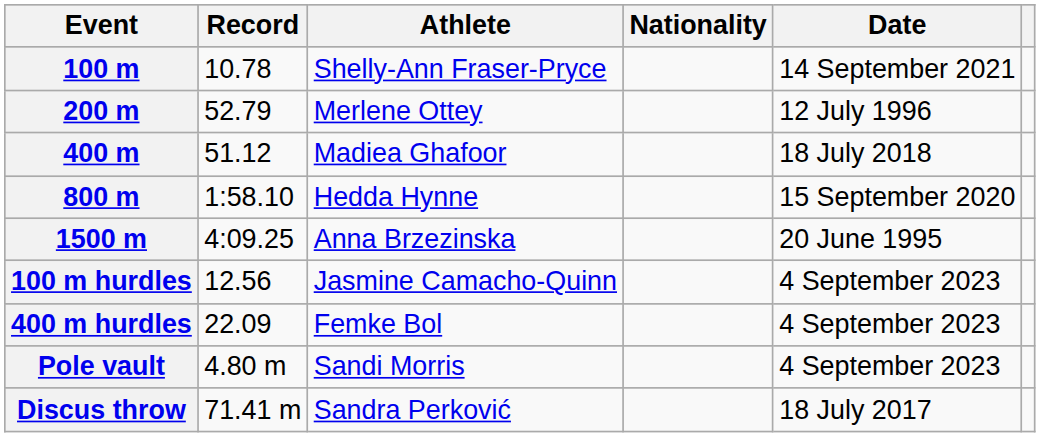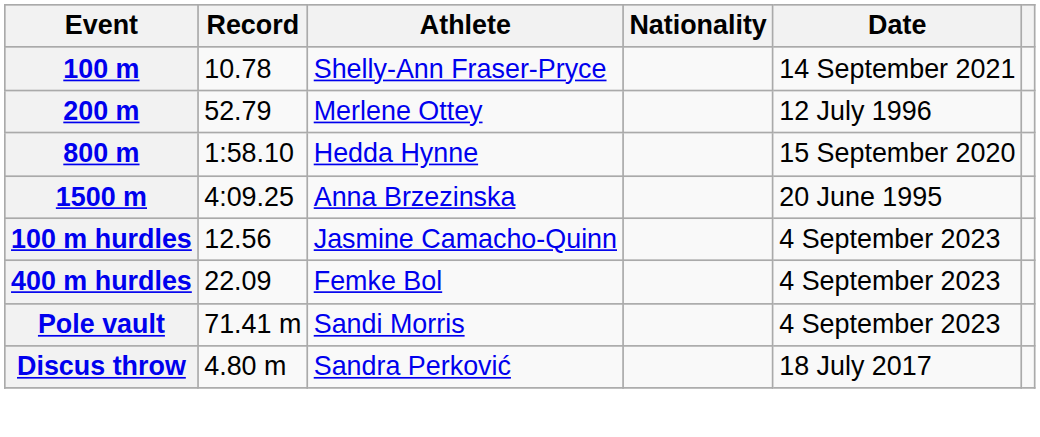- row: (101, 153)
(245, 366) 4.80 m -> (253, 324) 71.41 m
(253, 409) 71.41 m -> (245, 366) 4.80 m
